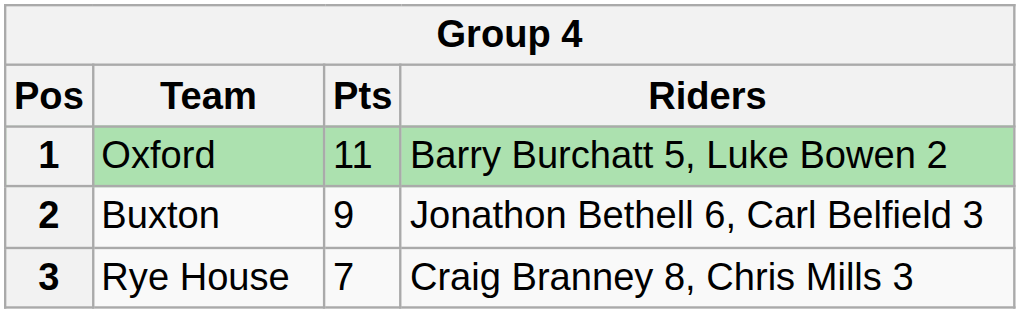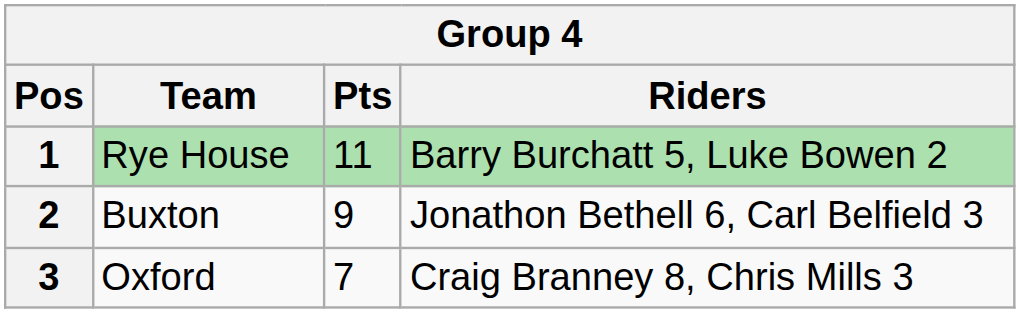(158, 155) Oxford -> (196, 155) Rye House
(196, 276) Rye House -> (158, 276) Oxford
